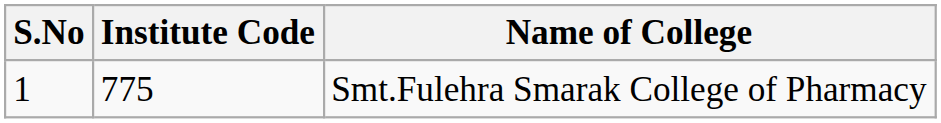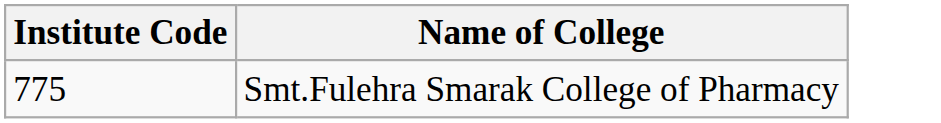- column: (49, 32)
